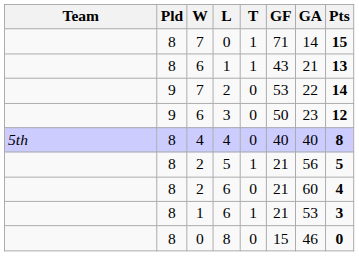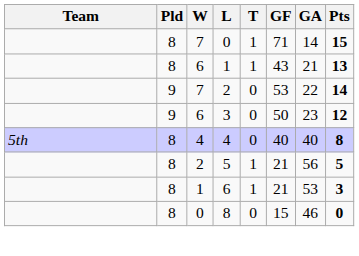- row: (200, 189)
